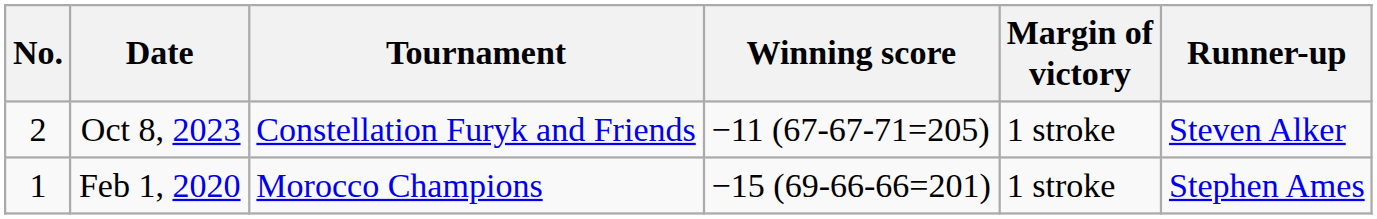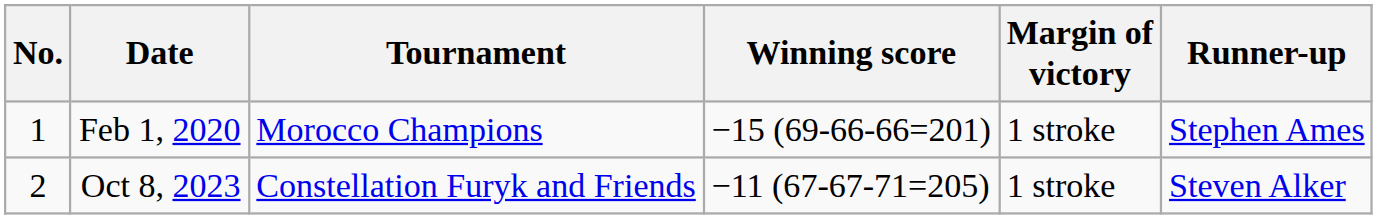rows swapped: (160, 185) <-> (161, 129)
